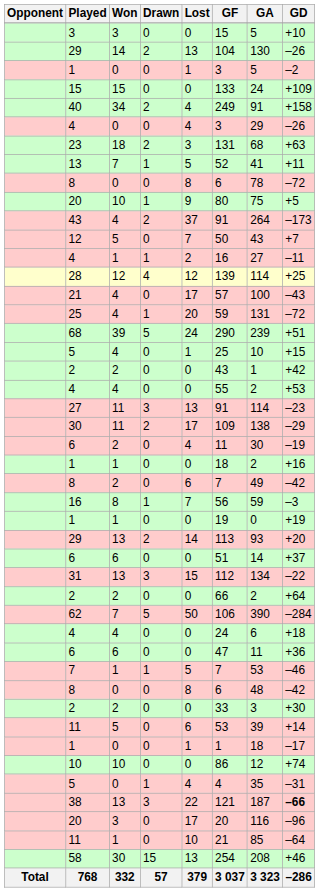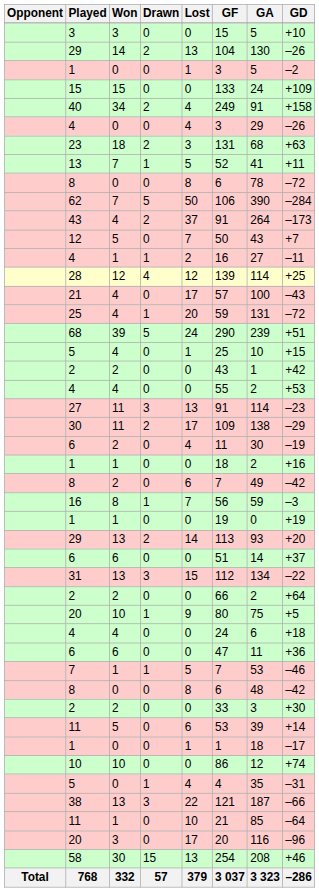rows swapped: (75, 201) <-> (75, 614)
(295, 802) bold -> (295, 802) normal
rows swapped: (75, 821) <-> (75, 840)
